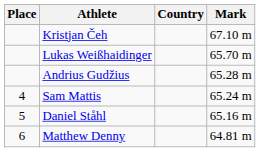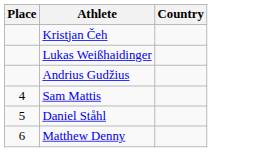- column: (231, 14)
